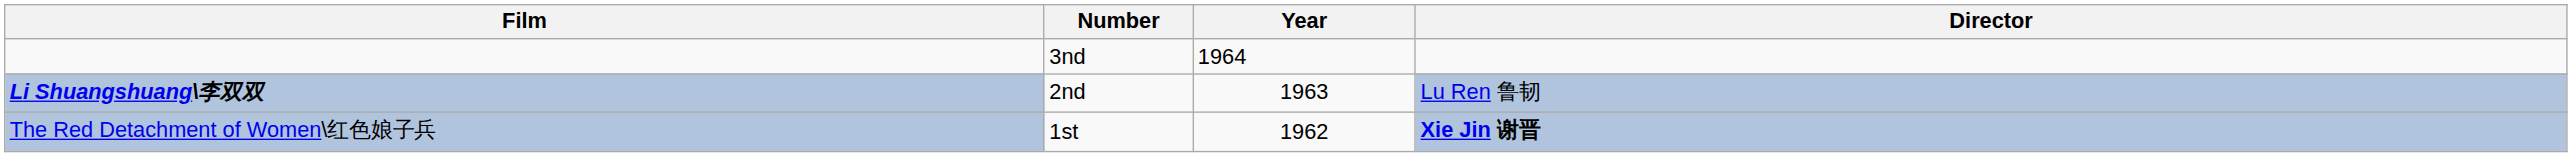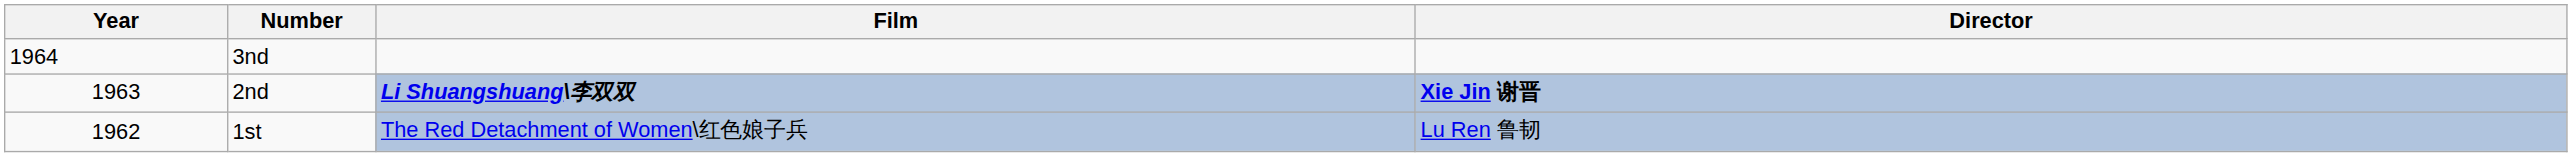columns swapped: (1304, 21) <-> (524, 21)
(1480, 92) Lu Ren 鲁韧 -> (1480, 92) Xie Jin 谢晋
(1480, 130) Xie Jin 谢晋 -> (1480, 130) Lu Ren 鲁韧
